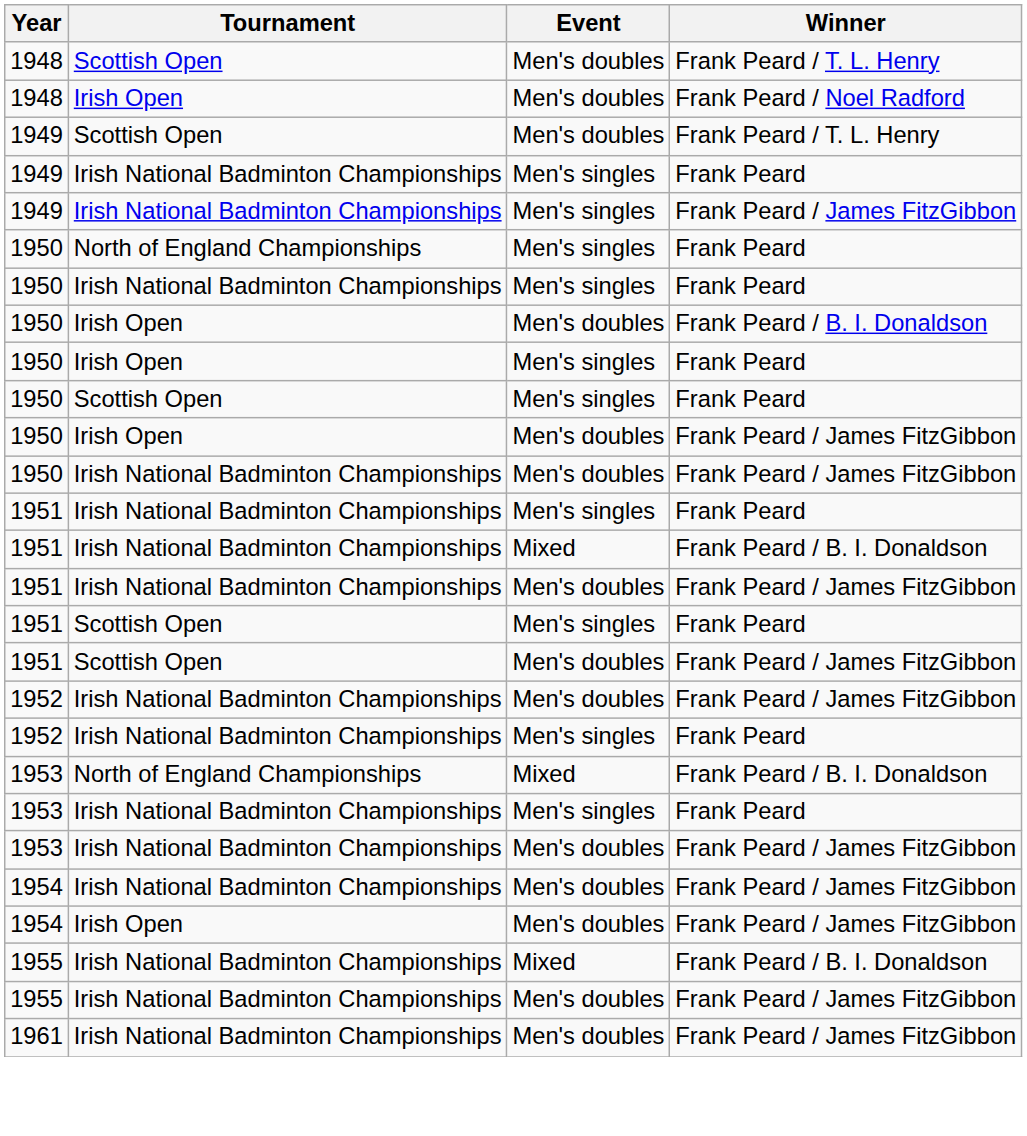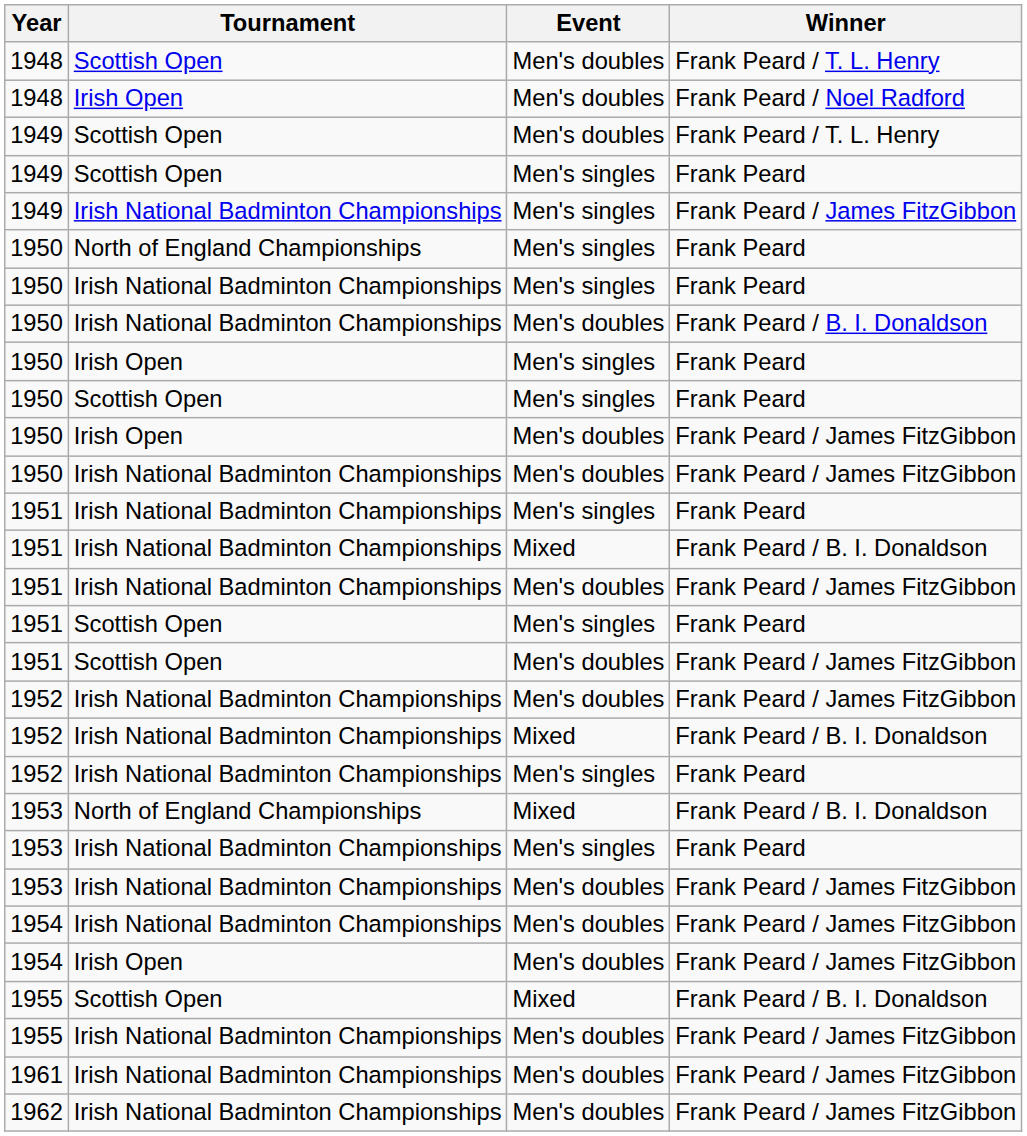(288, 173) Irish National Badminton Championships -> (148, 173) Scottish Open
(128, 323) Irish Open -> (288, 323) Irish National Badminton Championships
+ row: (37, 736)
(288, 962) Irish National Badminton Championships -> (148, 999) Scottish Open
+ row: (37, 1112)
